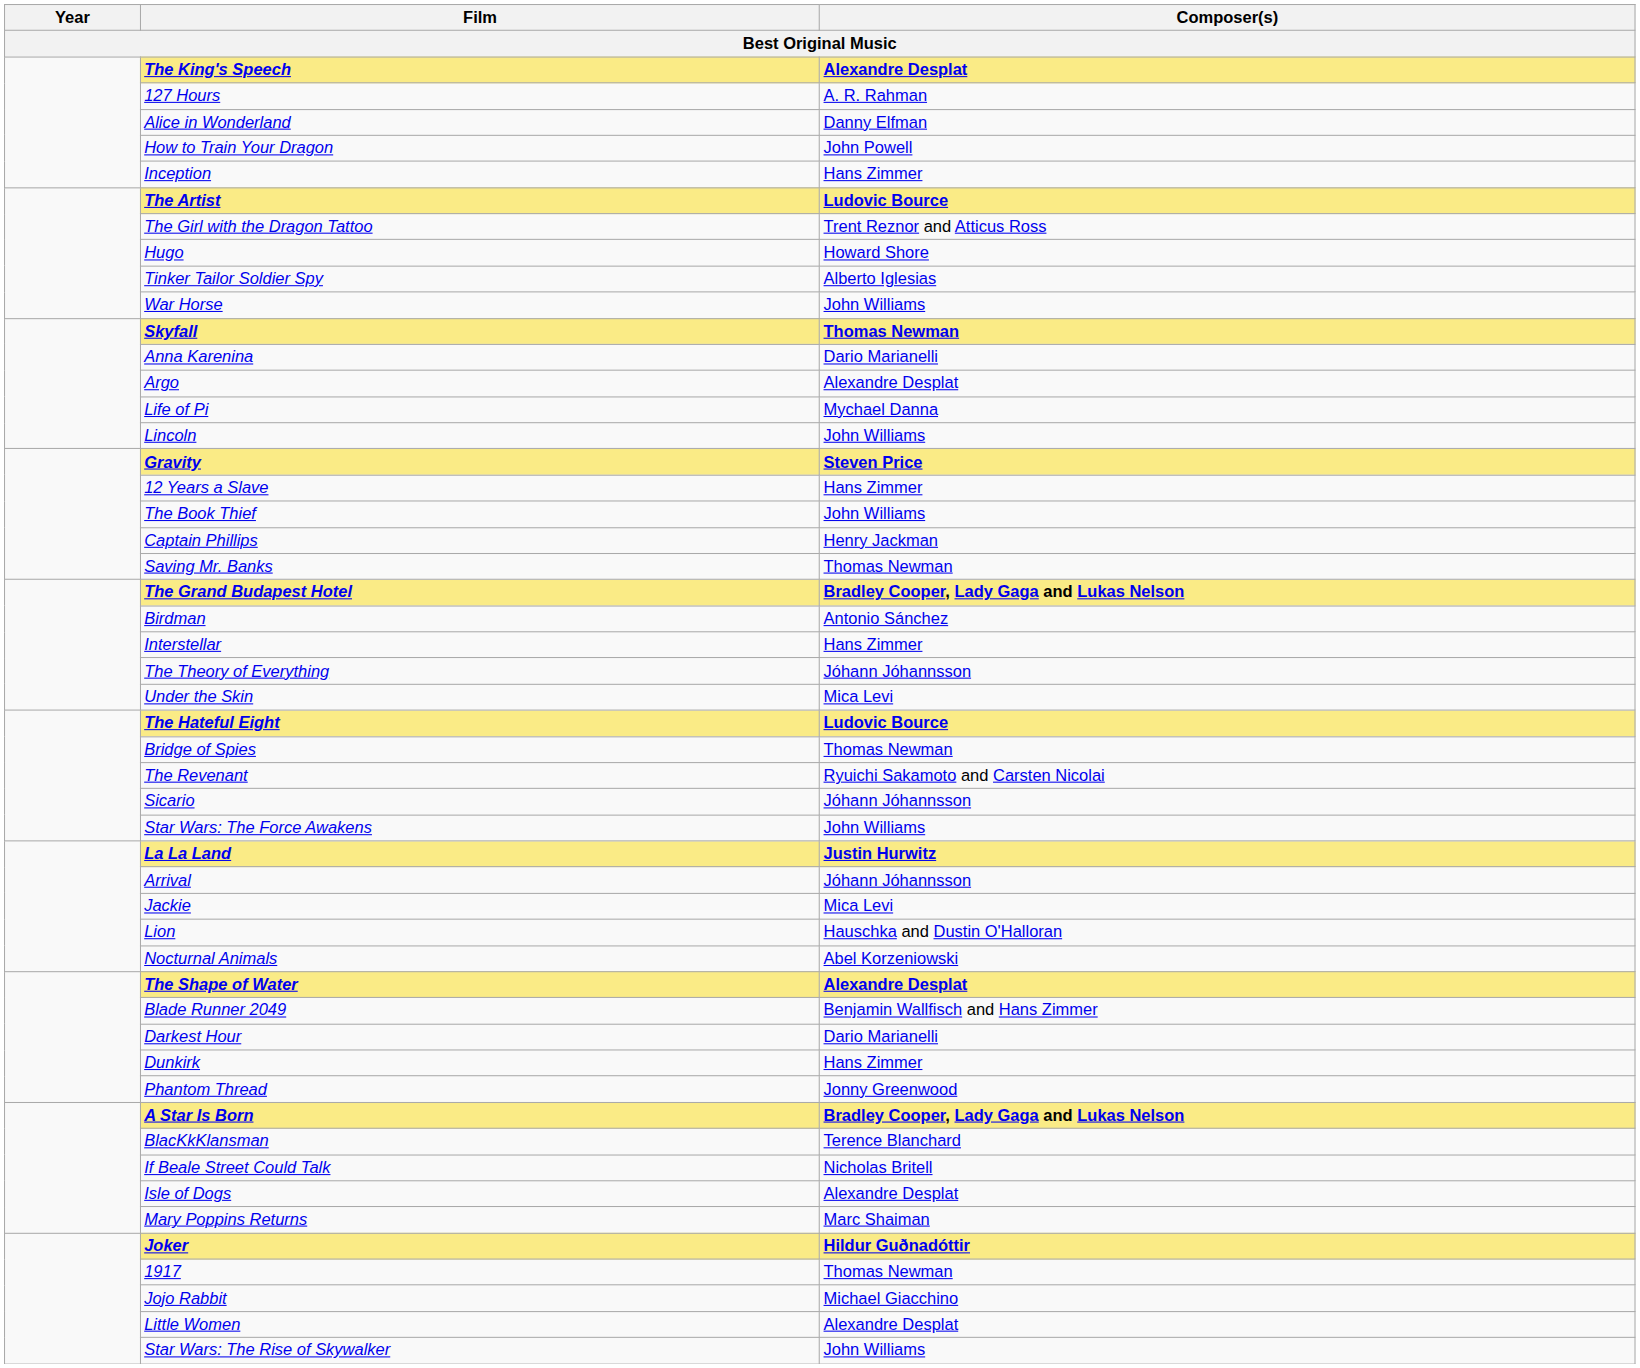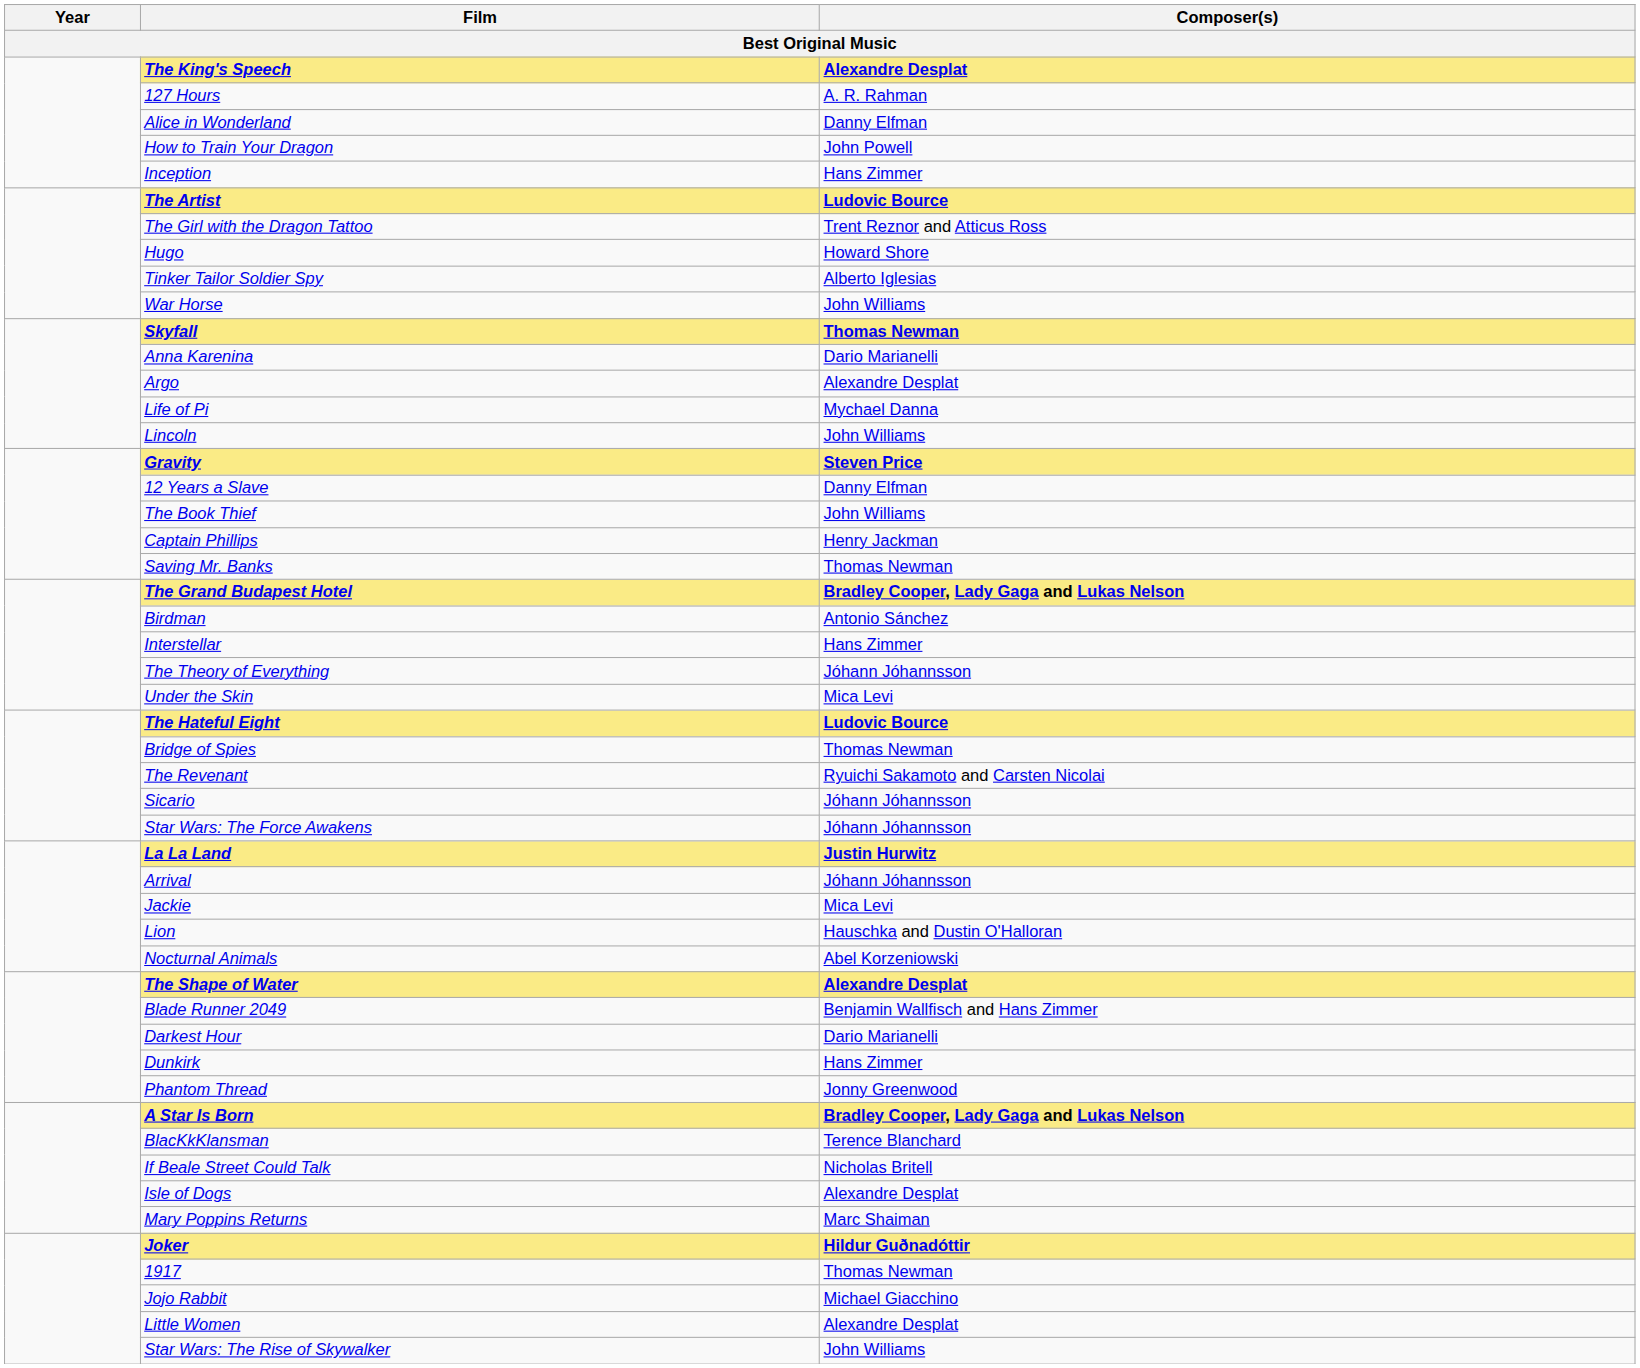(873, 488) Hans Zimmer -> (875, 488) Danny Elfman
(874, 827) John Williams -> (897, 827) Jóhann Jóhannsson
